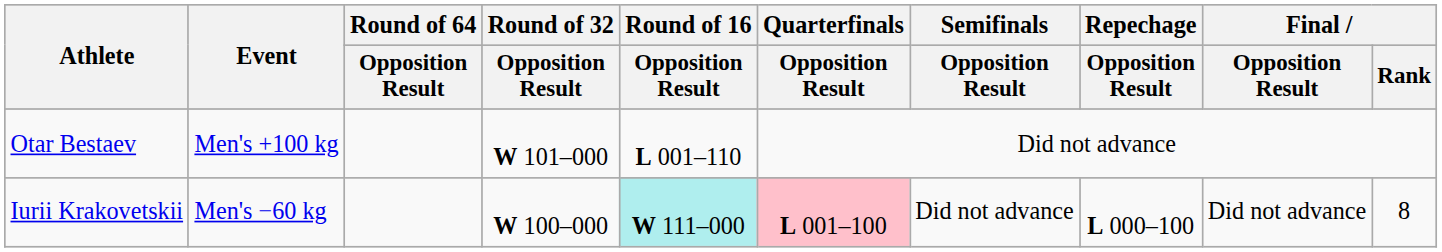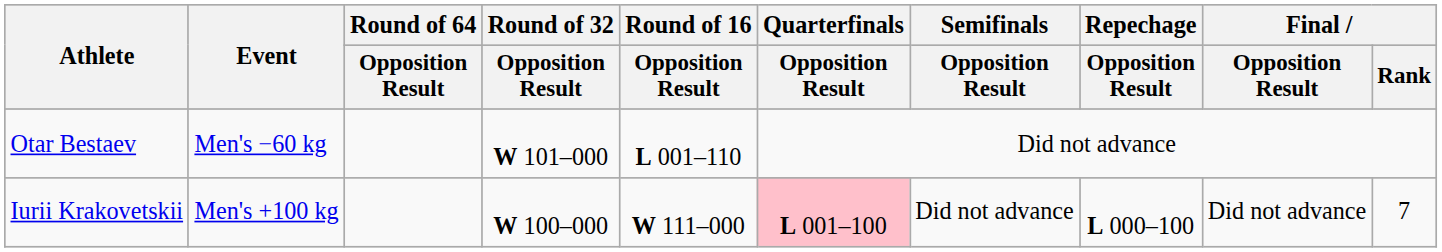(267, 143) Men's +100 kg -> (261, 143) Men's −60 kg
(261, 212) Men's −60 kg -> (267, 212) Men's +100 kg
(688, 226) paleturquoise background -> (688, 226) no background
(1404, 212) 8 -> (1404, 212) 7
